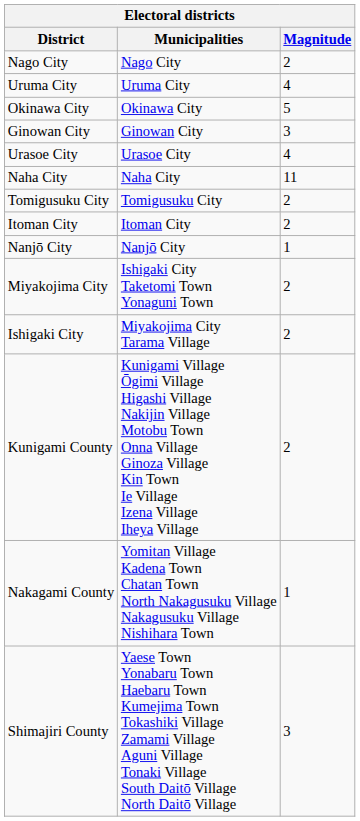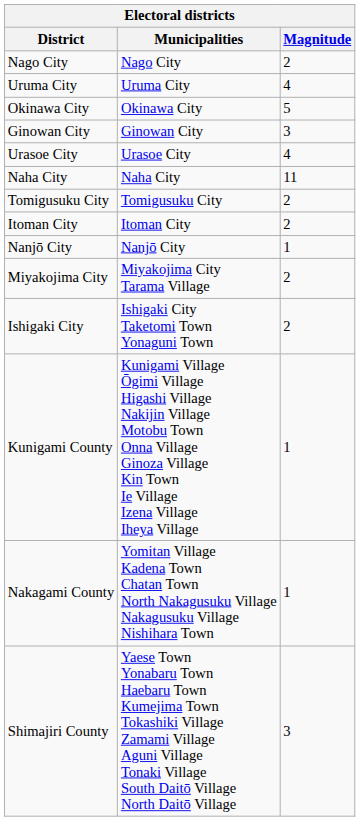(167, 286) Ishigaki City Taketomi Town Yonaguni Town -> (171, 278) Miyakojima City Tarama Village
(171, 334) Miyakojima City Tarama Village -> (167, 325) Ishigaki City Taketomi Town Yonaguni Town
(287, 447) 2 -> (287, 447) 1
